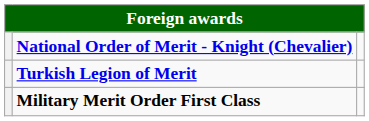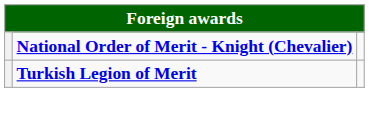- row: (138, 101)
